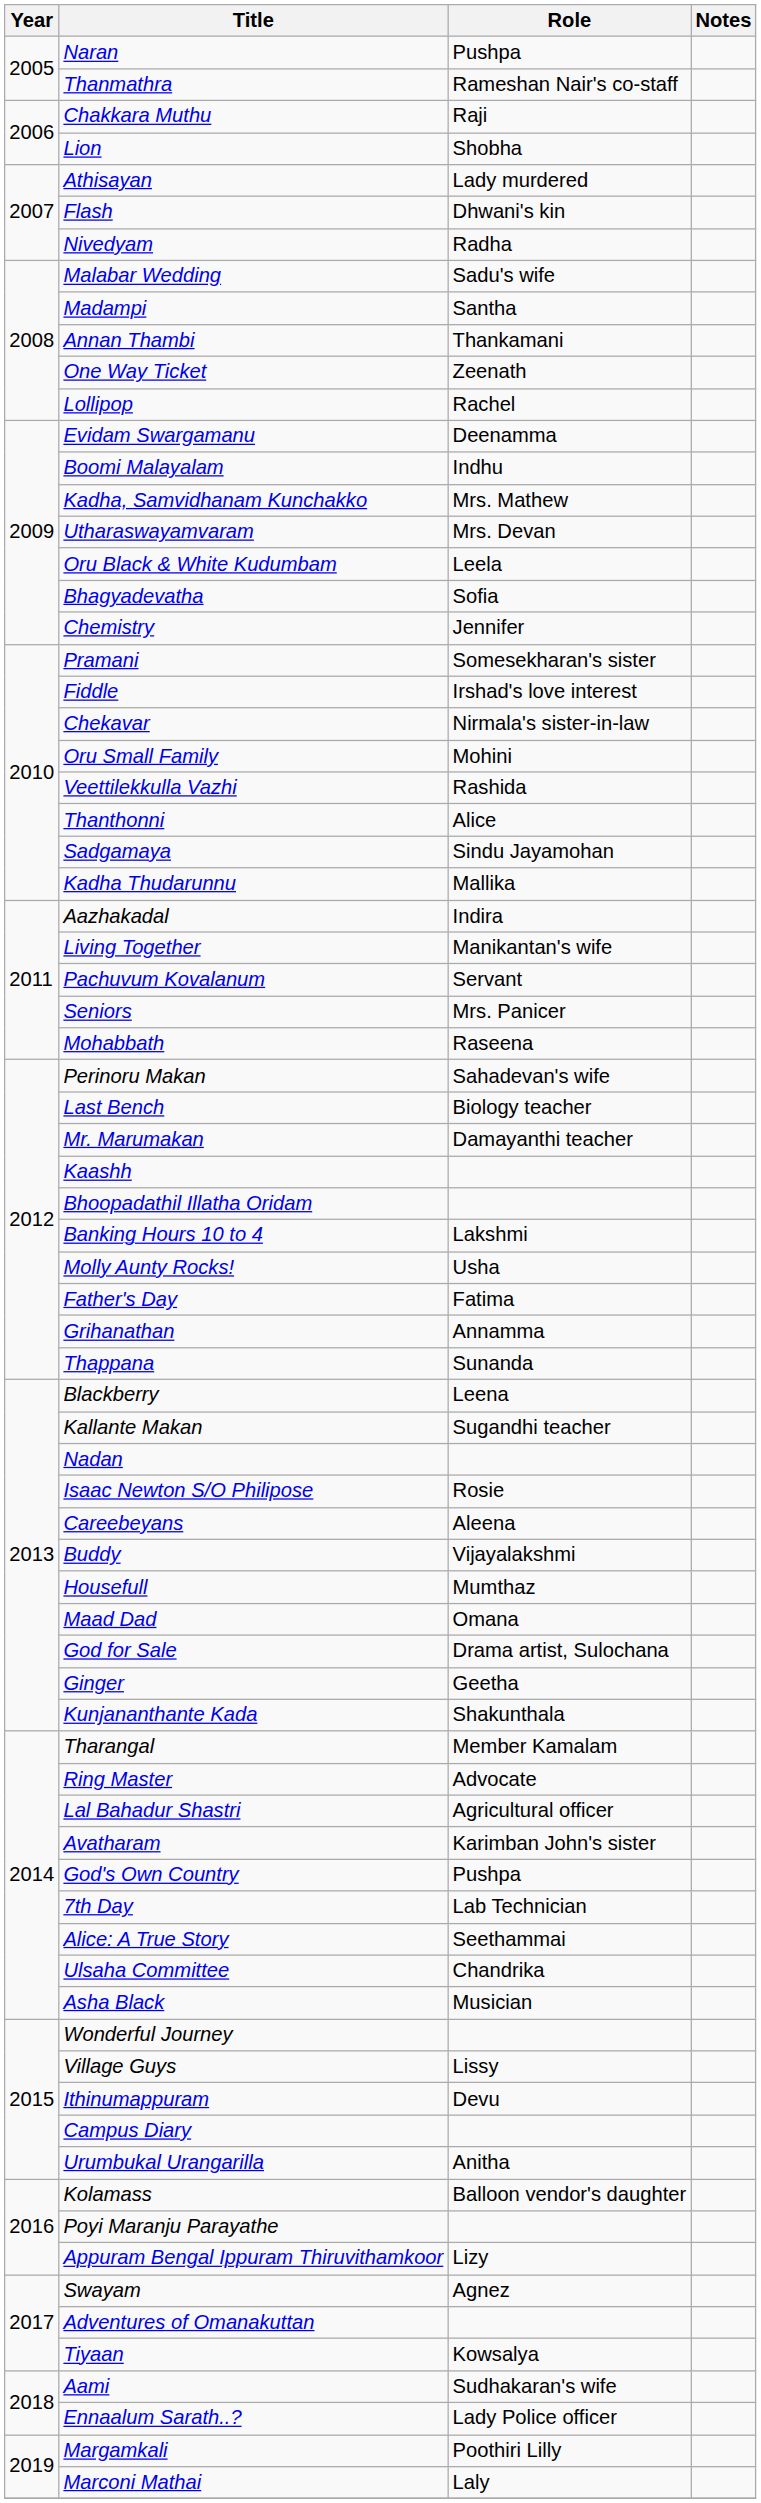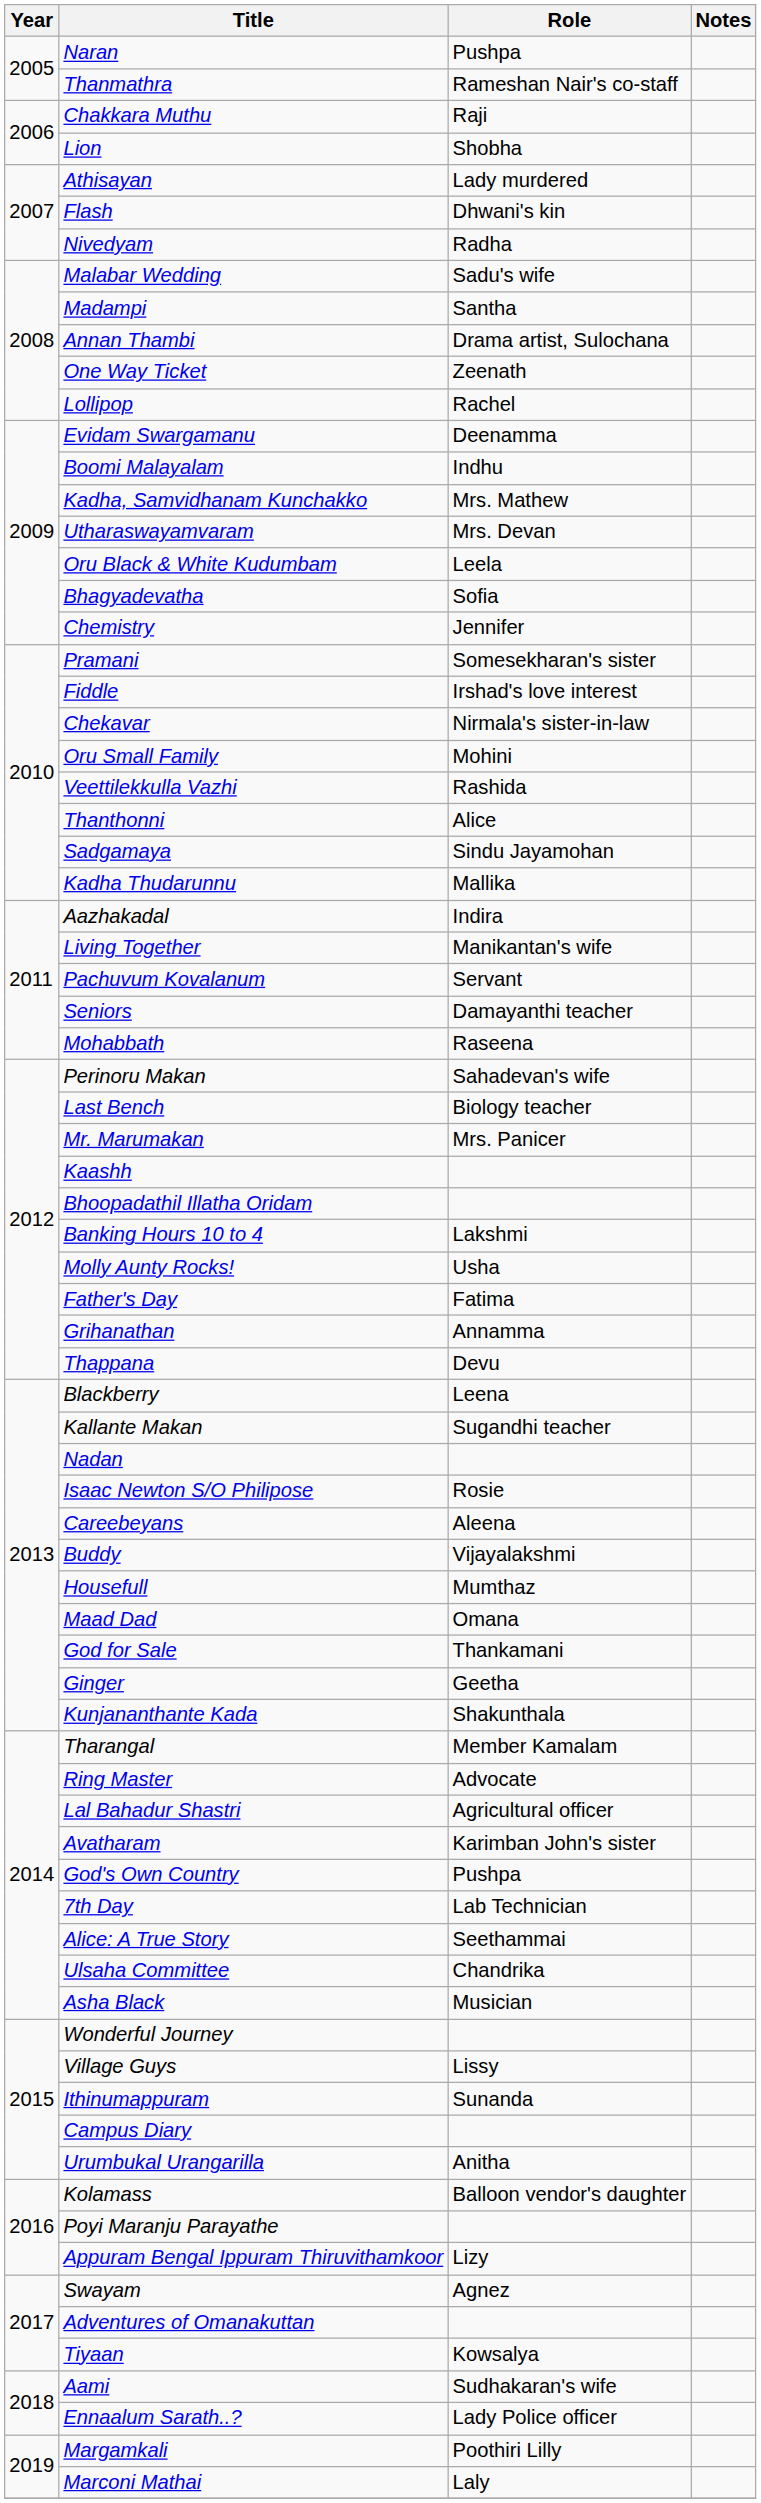(508, 340) Thankamani -> (561, 340) Drama artist, Sulochana
(509, 1011) Mrs. Panicer -> (543, 1011) Damayanthi teacher
(543, 1139) Damayanthi teacher -> (509, 1139) Mrs. Panicer
(493, 1363) Sunanda -> (476, 1363) Devu
(561, 1651) Drama artist, Sulochana -> (508, 1651) Thankamani
(476, 2098) Devu -> (493, 2098) Sunanda
